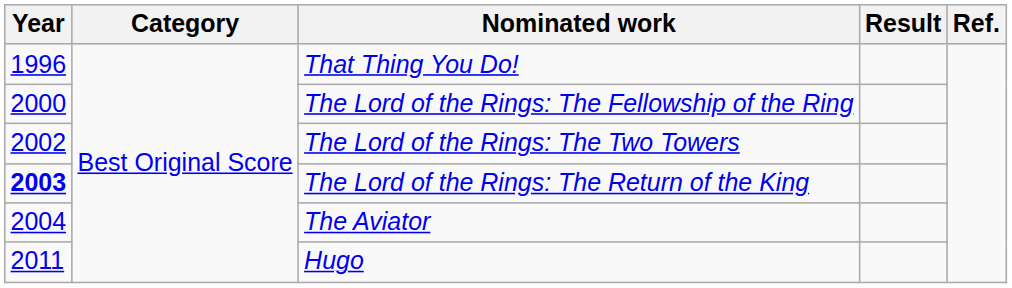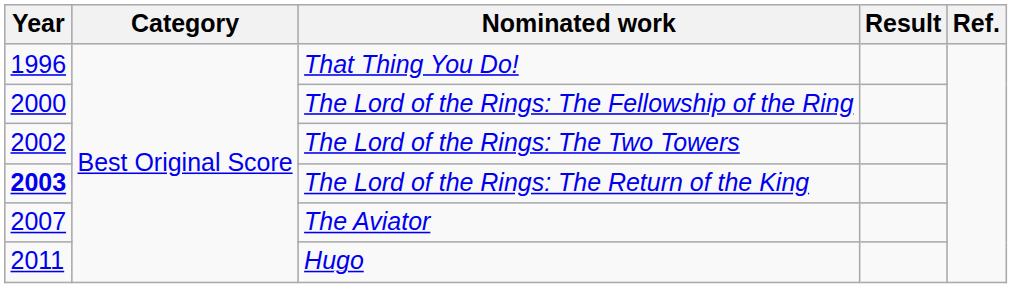(38, 222) 2004 -> (38, 222) 2007
